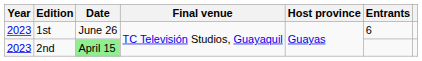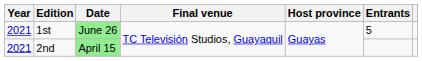(19, 31) 2023 -> (19, 31) 2021
(98, 31) no background -> (98, 31) lightgreen background
(369, 31) 6 -> (369, 31) 5
(19, 48) 2023 -> (19, 48) 2021
